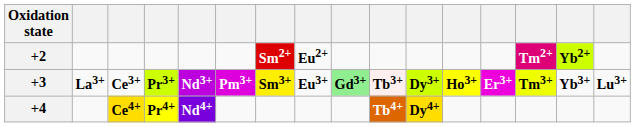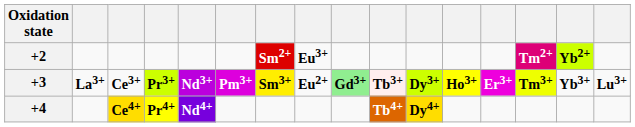(313, 56) Eu2+ -> (313, 56) Eu3+
(313, 82) Eu3+ -> (313, 82) Eu2+
